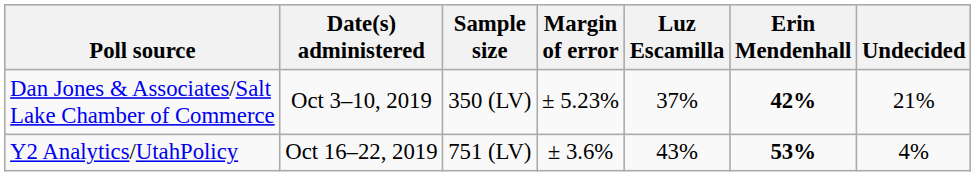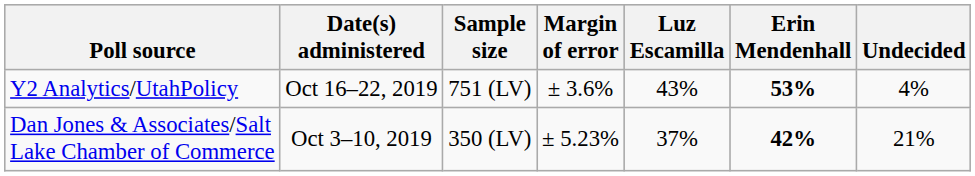rows swapped: (124, 152) <-> (142, 101)
